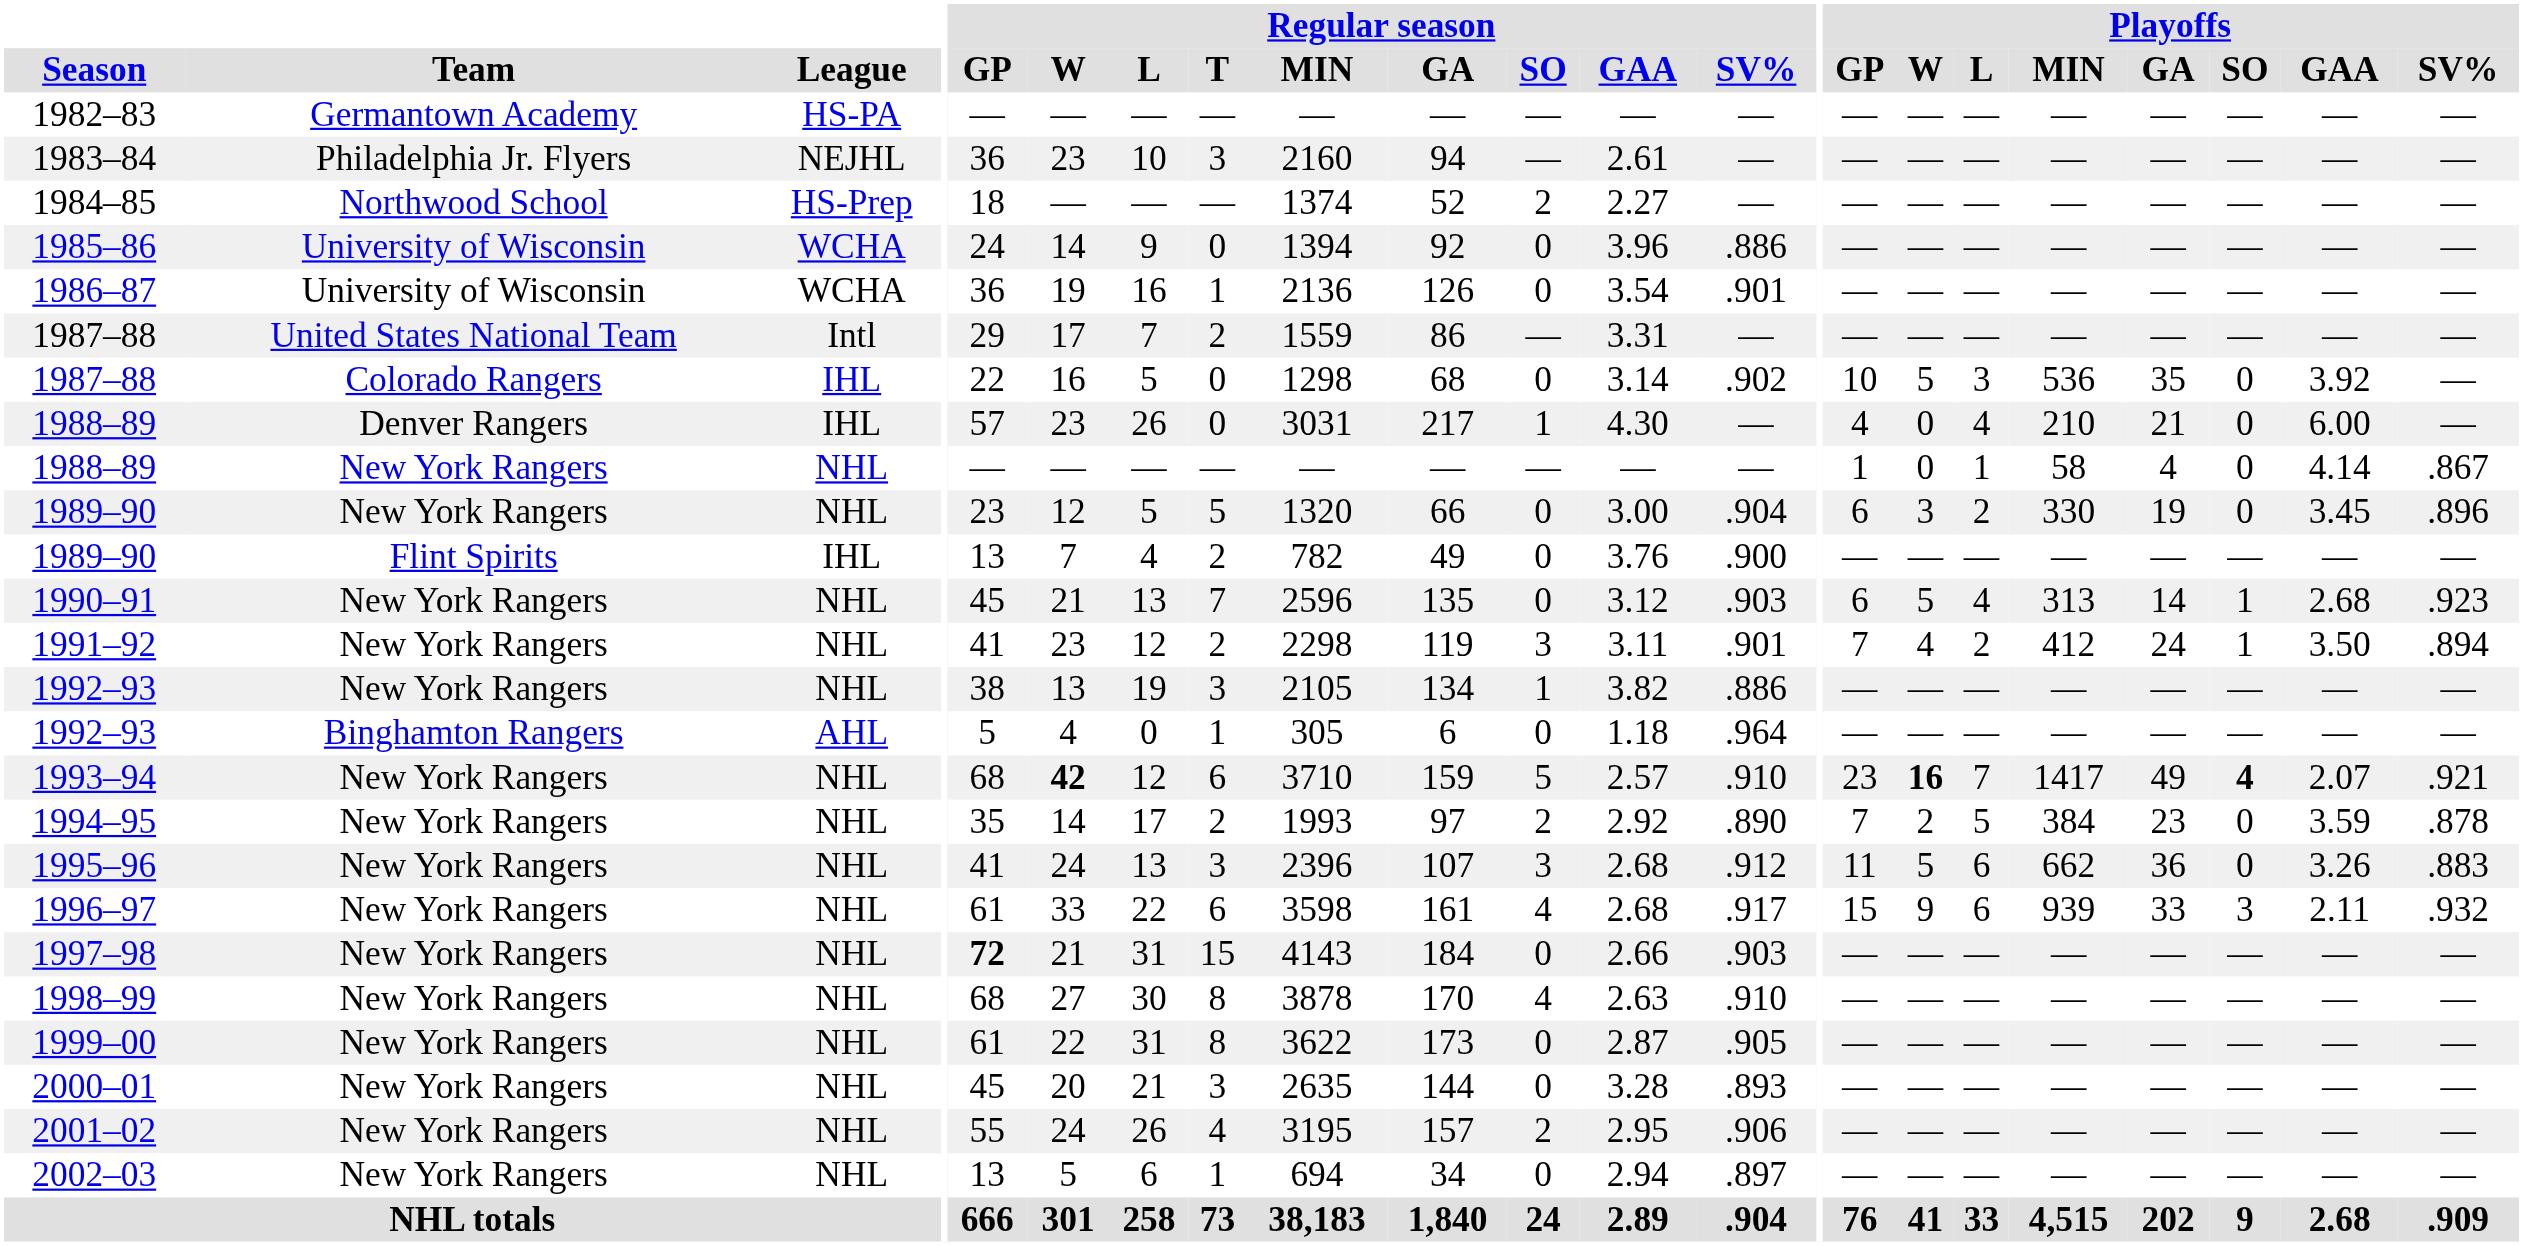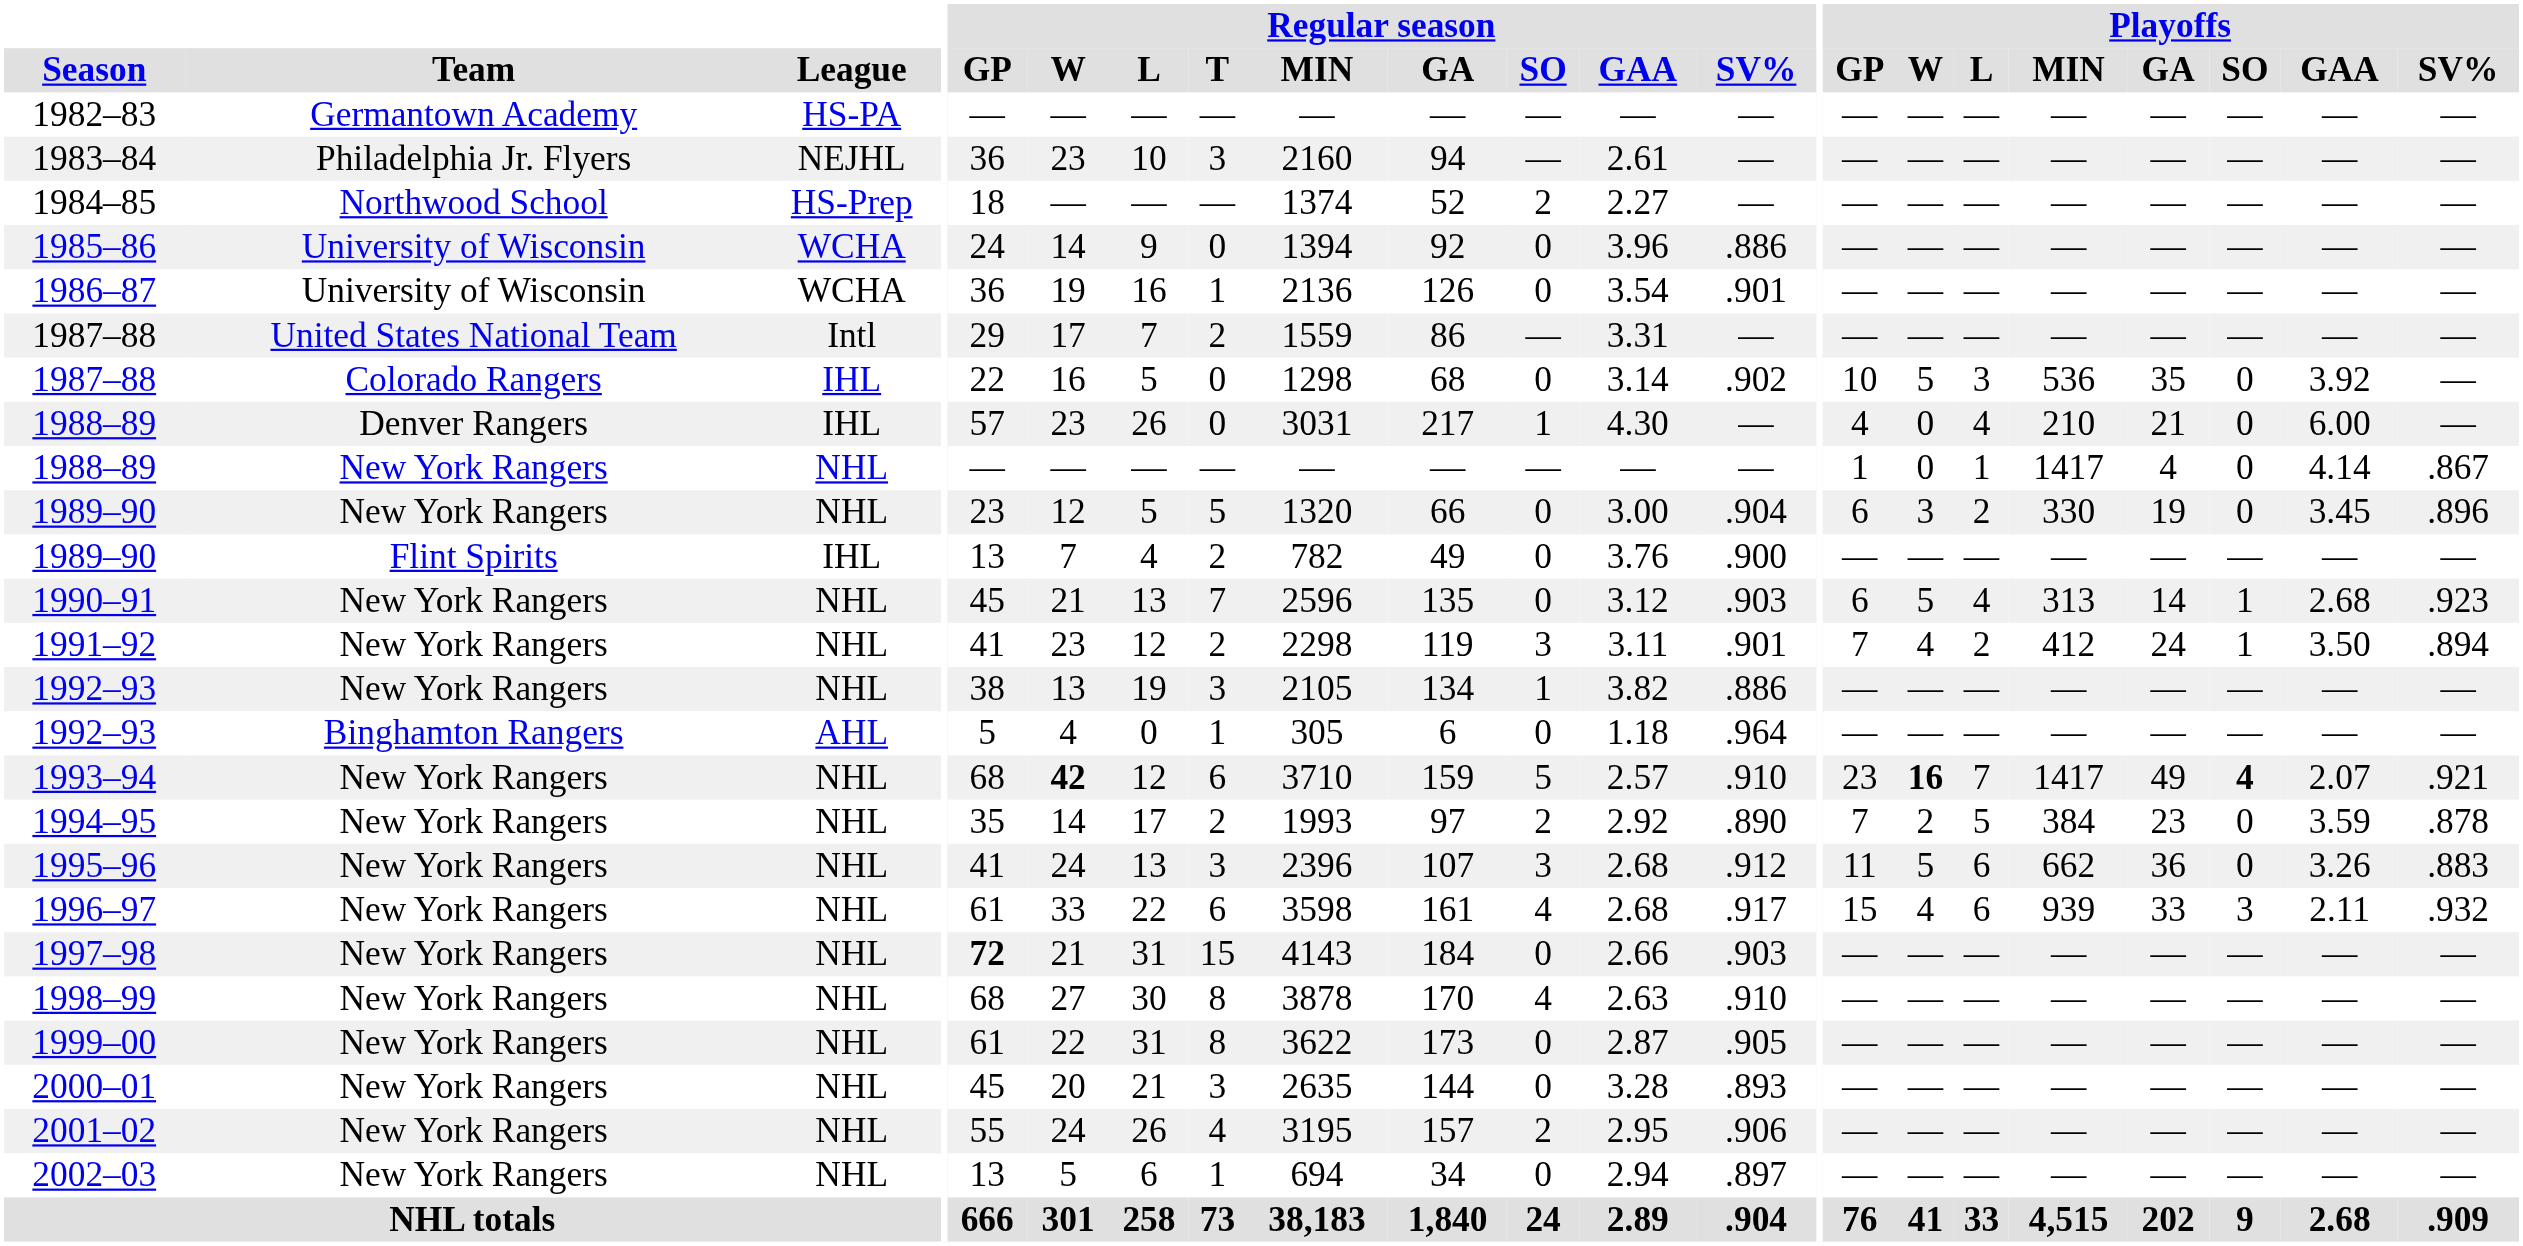(2069, 467) 58 -> (2069, 467) 1417
(1925, 909) 9 -> (1925, 909) 4
